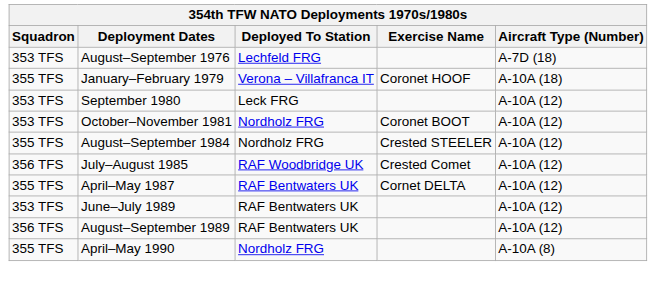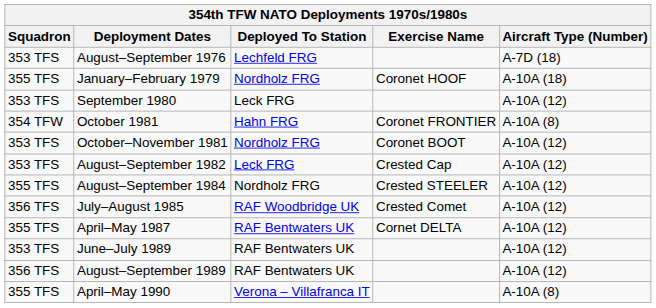(306, 79) Verona – Villafranca IT -> (277, 79) Nordholz FRG
+ row: (118, 121)
+ row: (151, 164)
(281, 249) Nordholz FRG -> (302, 292) Verona – Villafranca IT
